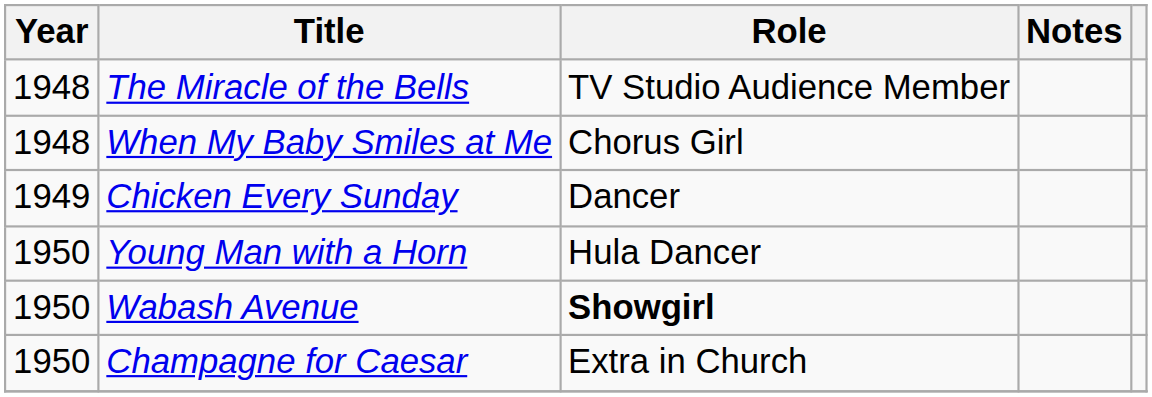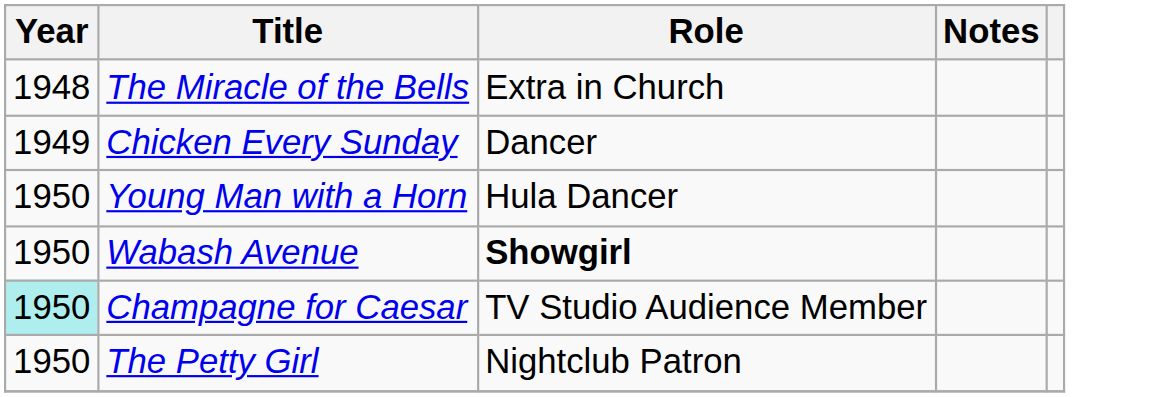(789, 87) TV Studio Audience Member -> (605, 87) Extra in Church
- row: (329, 142)
(52, 362) no background -> (52, 307) paleturquoise background
(688, 362) Extra in Church -> (706, 307) TV Studio Audience Member
+ row: (212, 362)
